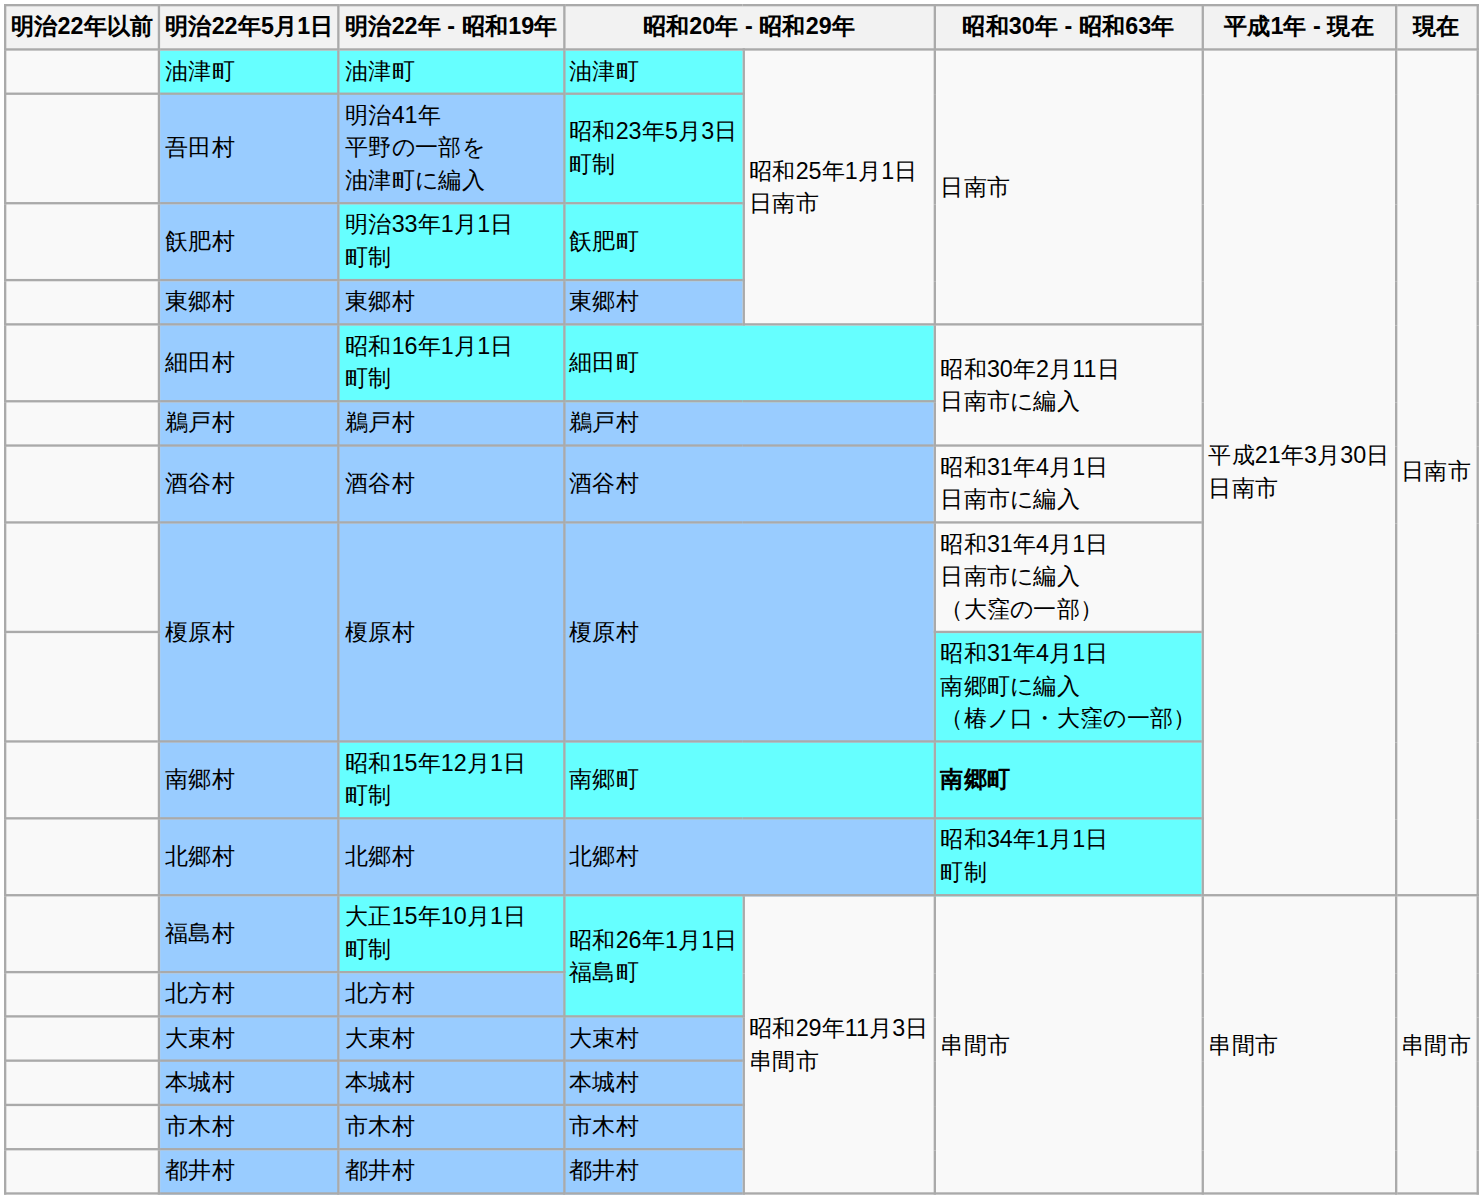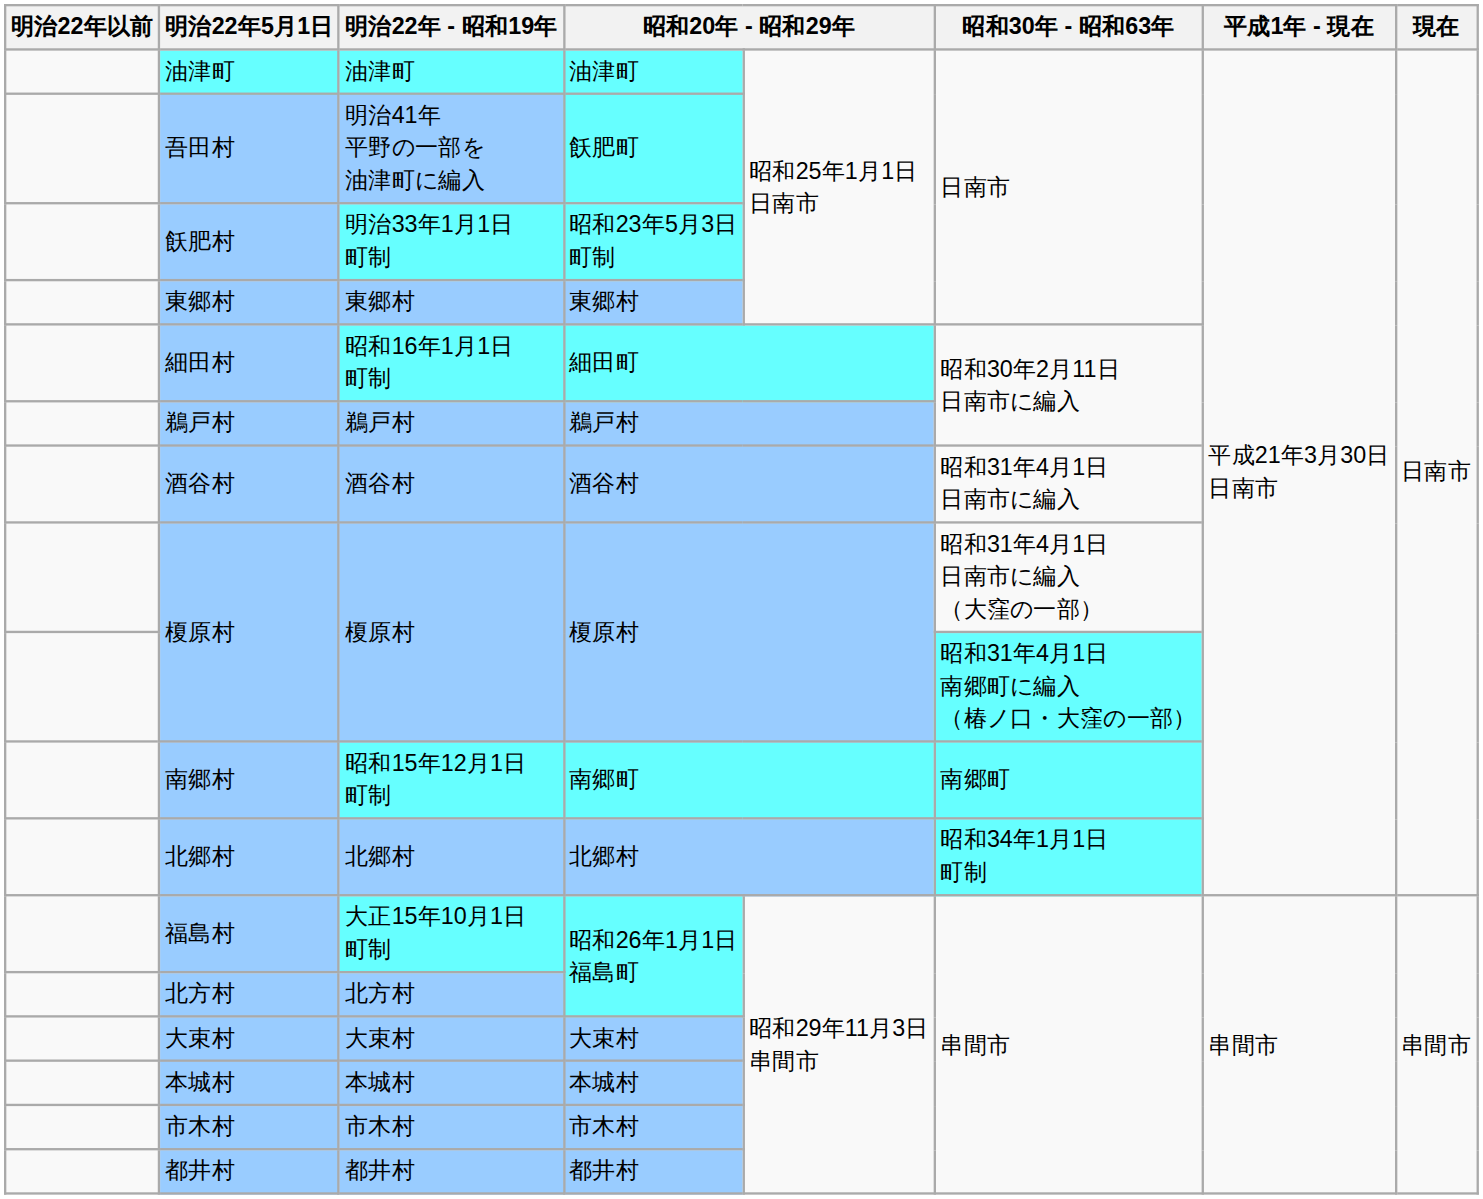(653, 147) 昭和23年5月3日 町制 -> (604, 147) 飫肥町
(604, 240) 飫肥町 -> (653, 240) 昭和23年5月3日 町制
(975, 779) bold -> (975, 779) normal
